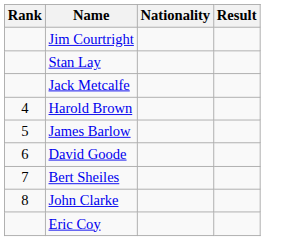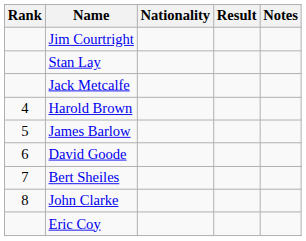+ column: (281, 16)
